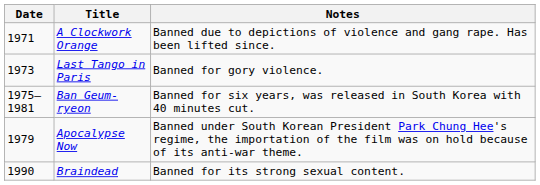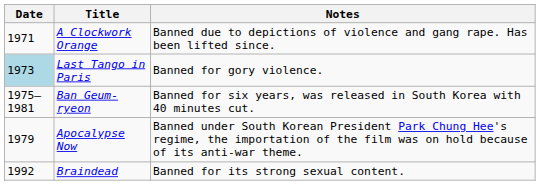(21, 70) no background -> (21, 70) lightblue background
(21, 171) 1990 -> (21, 171) 1992
